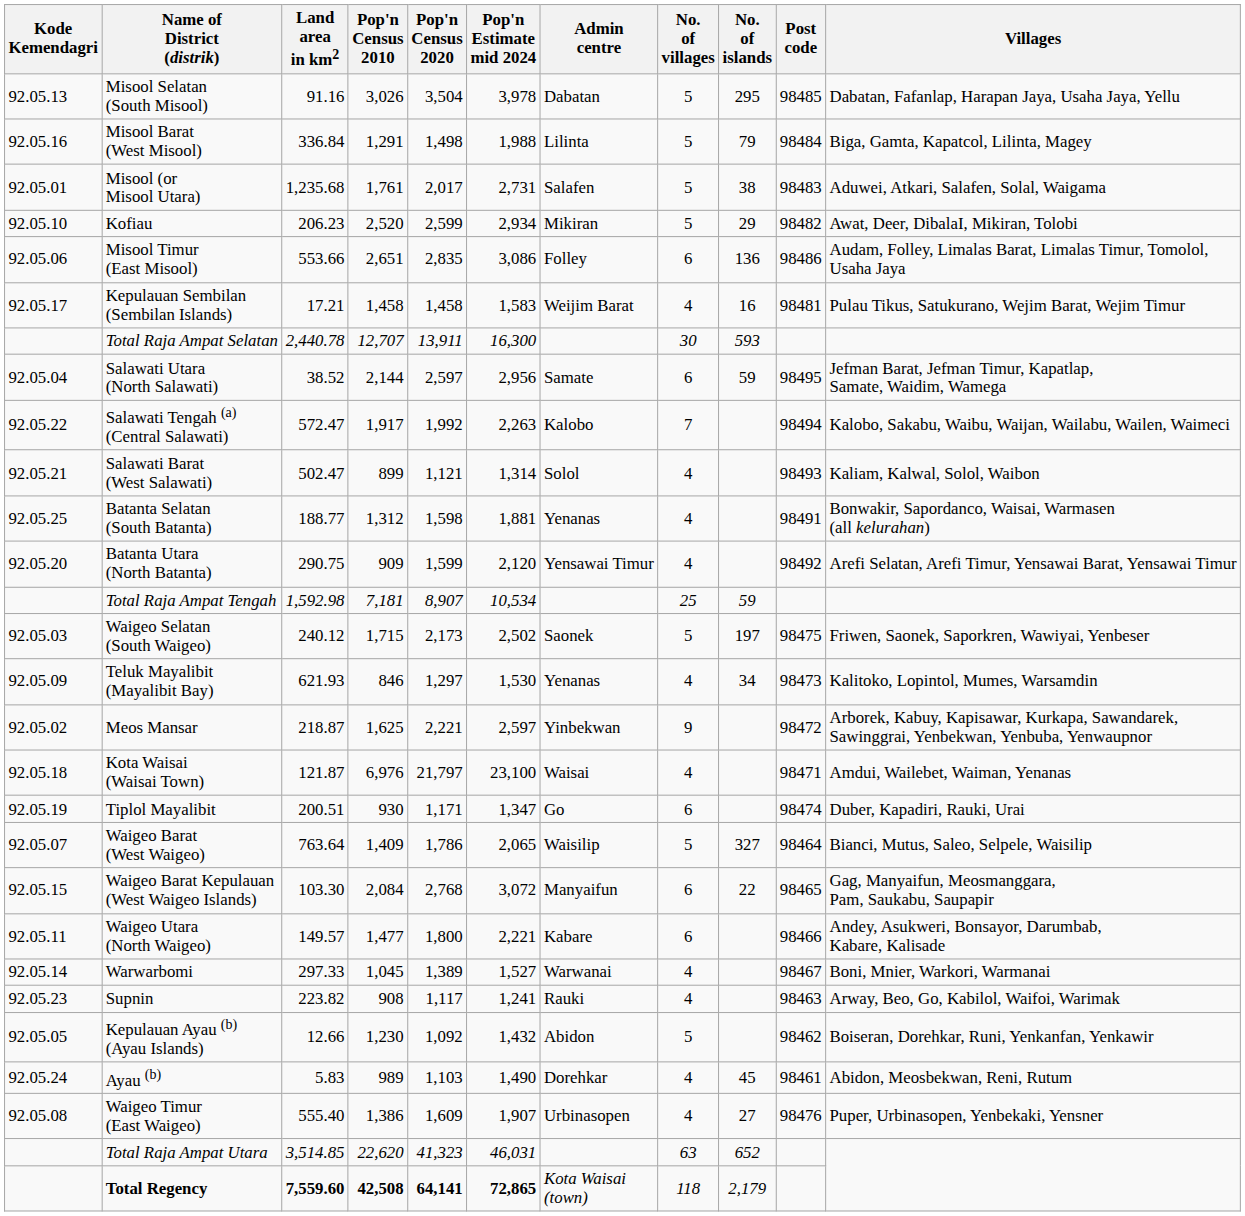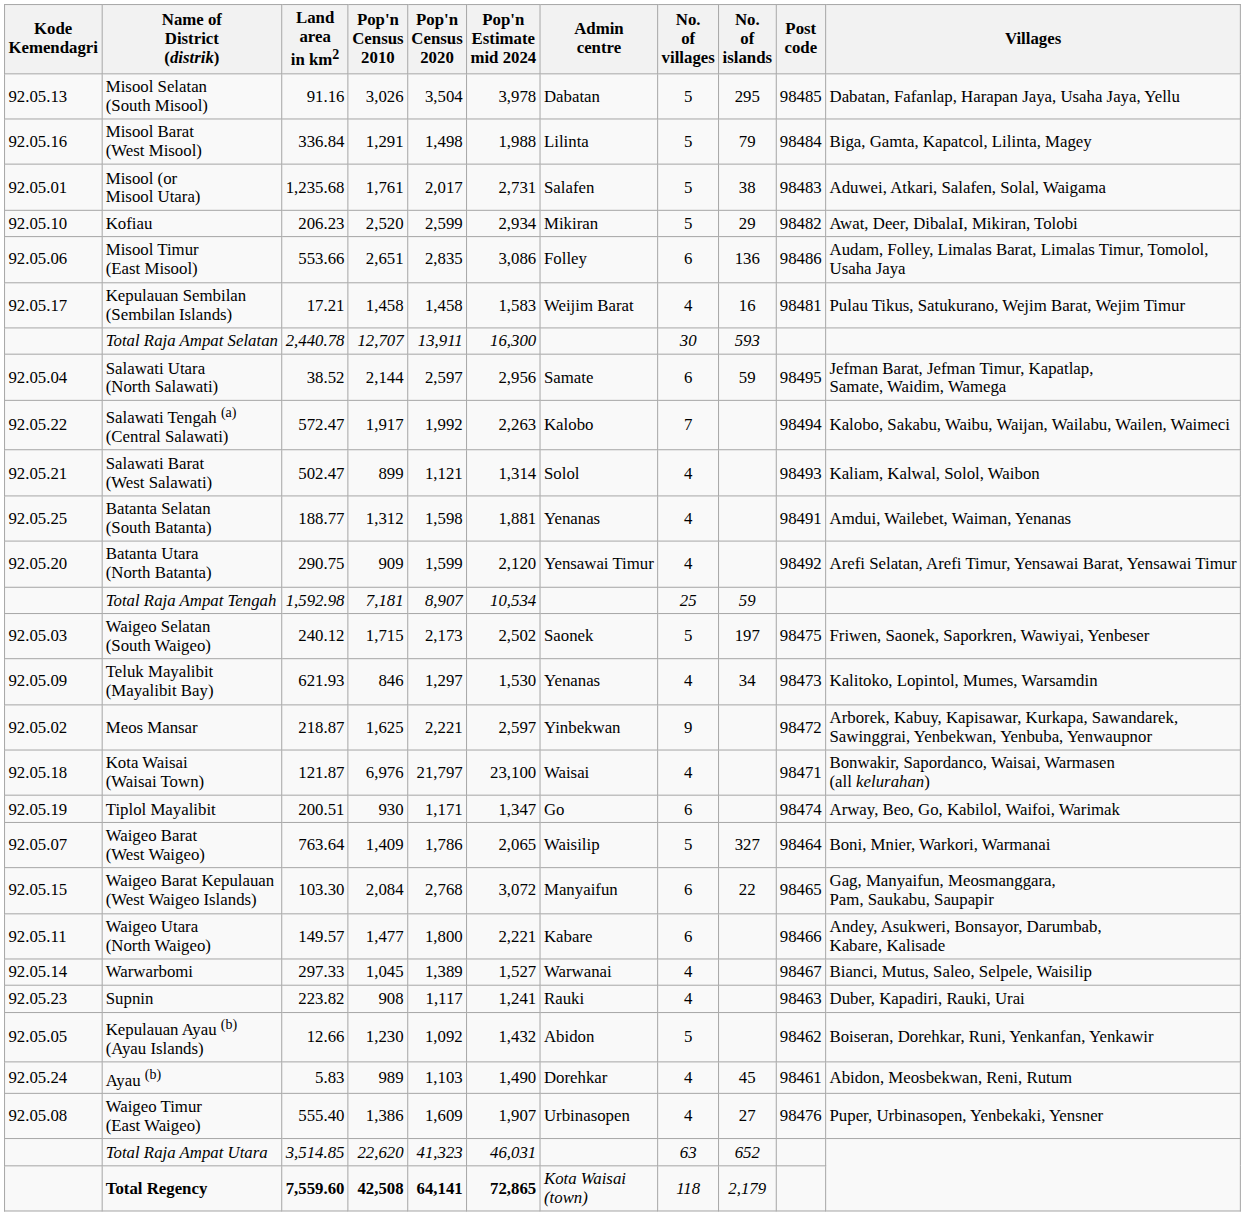(972, 518) Bonwakir, Sapordanco, Waisai, Warmasen (all kelurahan) -> (950, 518) Amdui, Wailebet, Waiman, Yenanas
(950, 772) Amdui, Wailebet, Waiman, Yenanas -> (972, 772) Bonwakir, Sapordanco, Waisai, Warmasen (all kelurahan)
(927, 808) Duber, Kapadiri, Rauki, Urai -> (975, 808) Arway, Beo, Go, Kabilol, Waifoi, Warimak
(961, 844) Bianci, Mutus, Saleo, Selpele, Waisilip -> (940, 844) Boni, Mnier, Warkori, Warmanai
(940, 972) Boni, Mnier, Warkori, Warmanai -> (961, 972) Bianci, Mutus, Saleo, Selpele, Waisilip
(975, 998) Arway, Beo, Go, Kabilol, Waifoi, Warimak -> (927, 998) Duber, Kapadiri, Rauki, Urai
